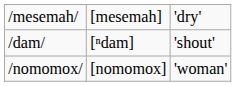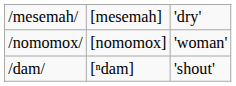rows swapped: (45, 68) <-> (27, 42)
